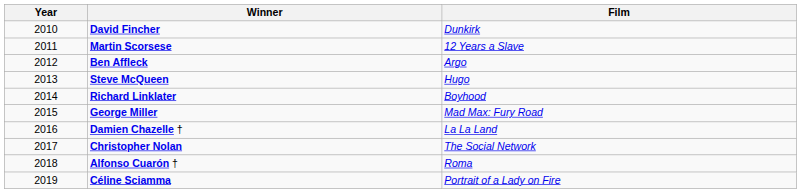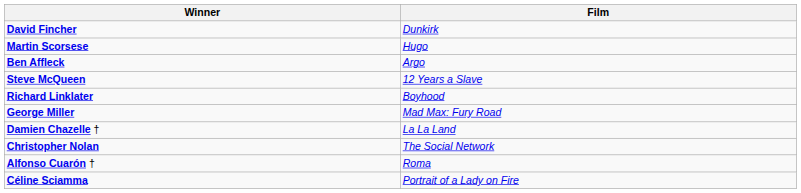- column: (46, 12)
(484, 46) 12 Years a Slave -> (415, 46) Hugo
(457, 79) Hugo -> (443, 79) 12 Years a Slave
